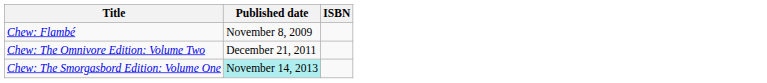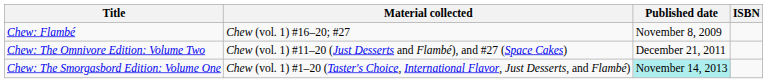+ column: (428, 13)
